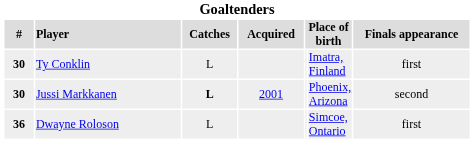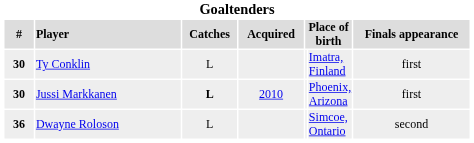(271, 94) 2001 -> (271, 94) 2010
(411, 94) second -> (411, 94) first
(411, 124) first -> (411, 124) second
